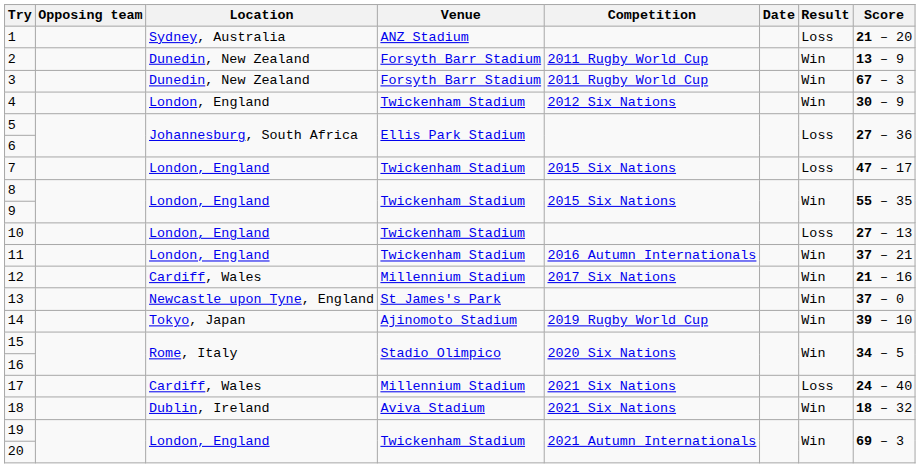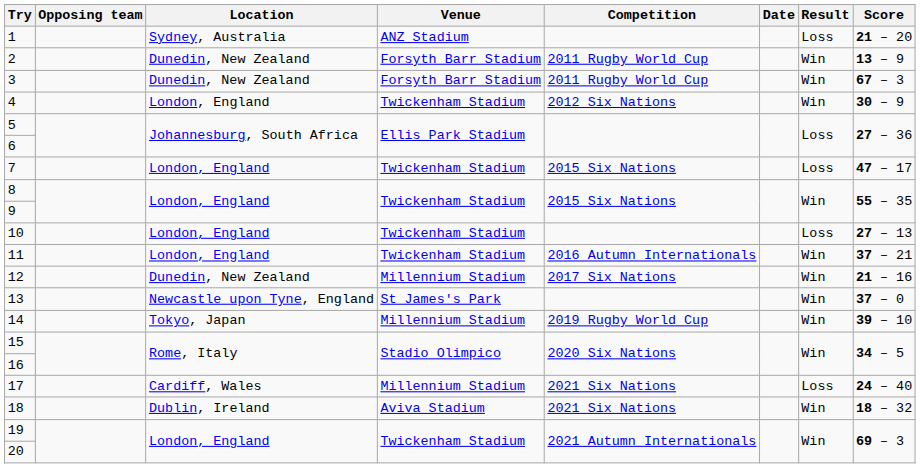(205, 277) Cardiff, Wales -> (229, 277) Dunedin, New Zealand
(449, 321) Ajinomoto Stadium -> (453, 321) Millennium Stadium
